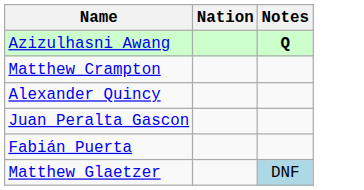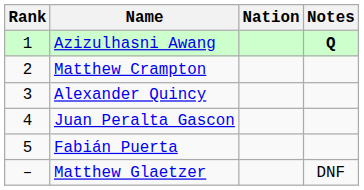+ column: (27, 18)
(285, 173) lightblue background -> (331, 173) no background
